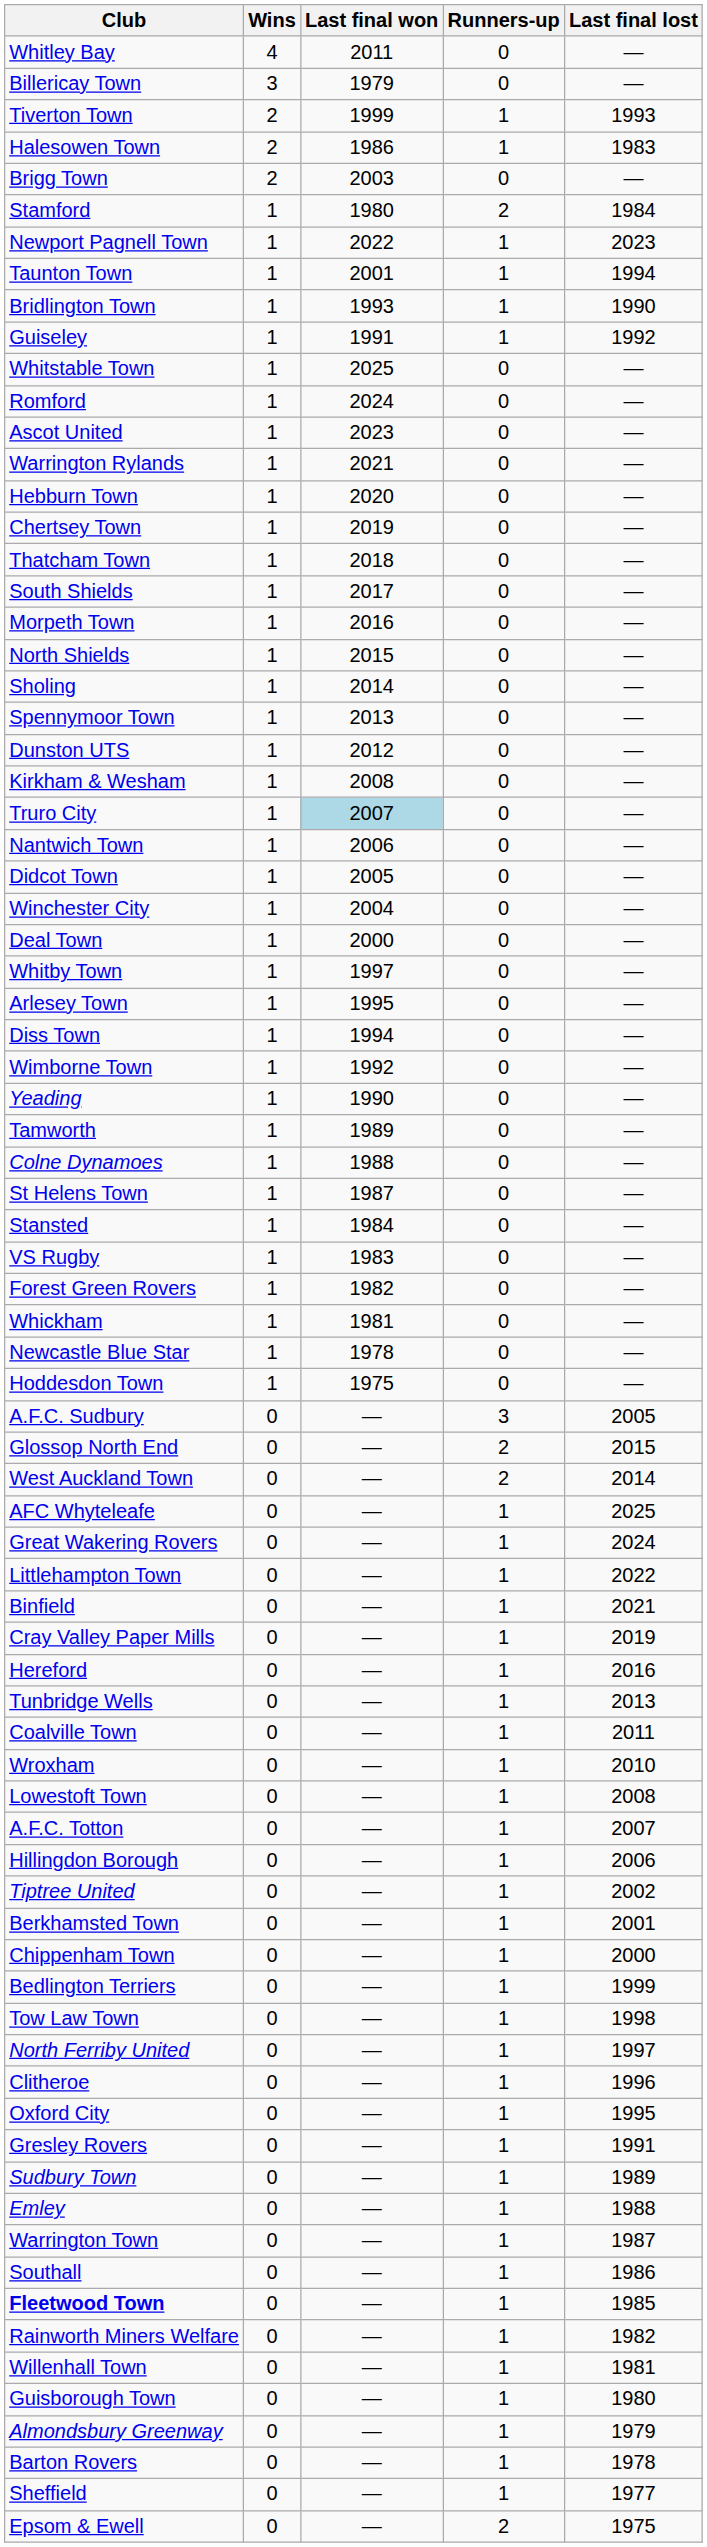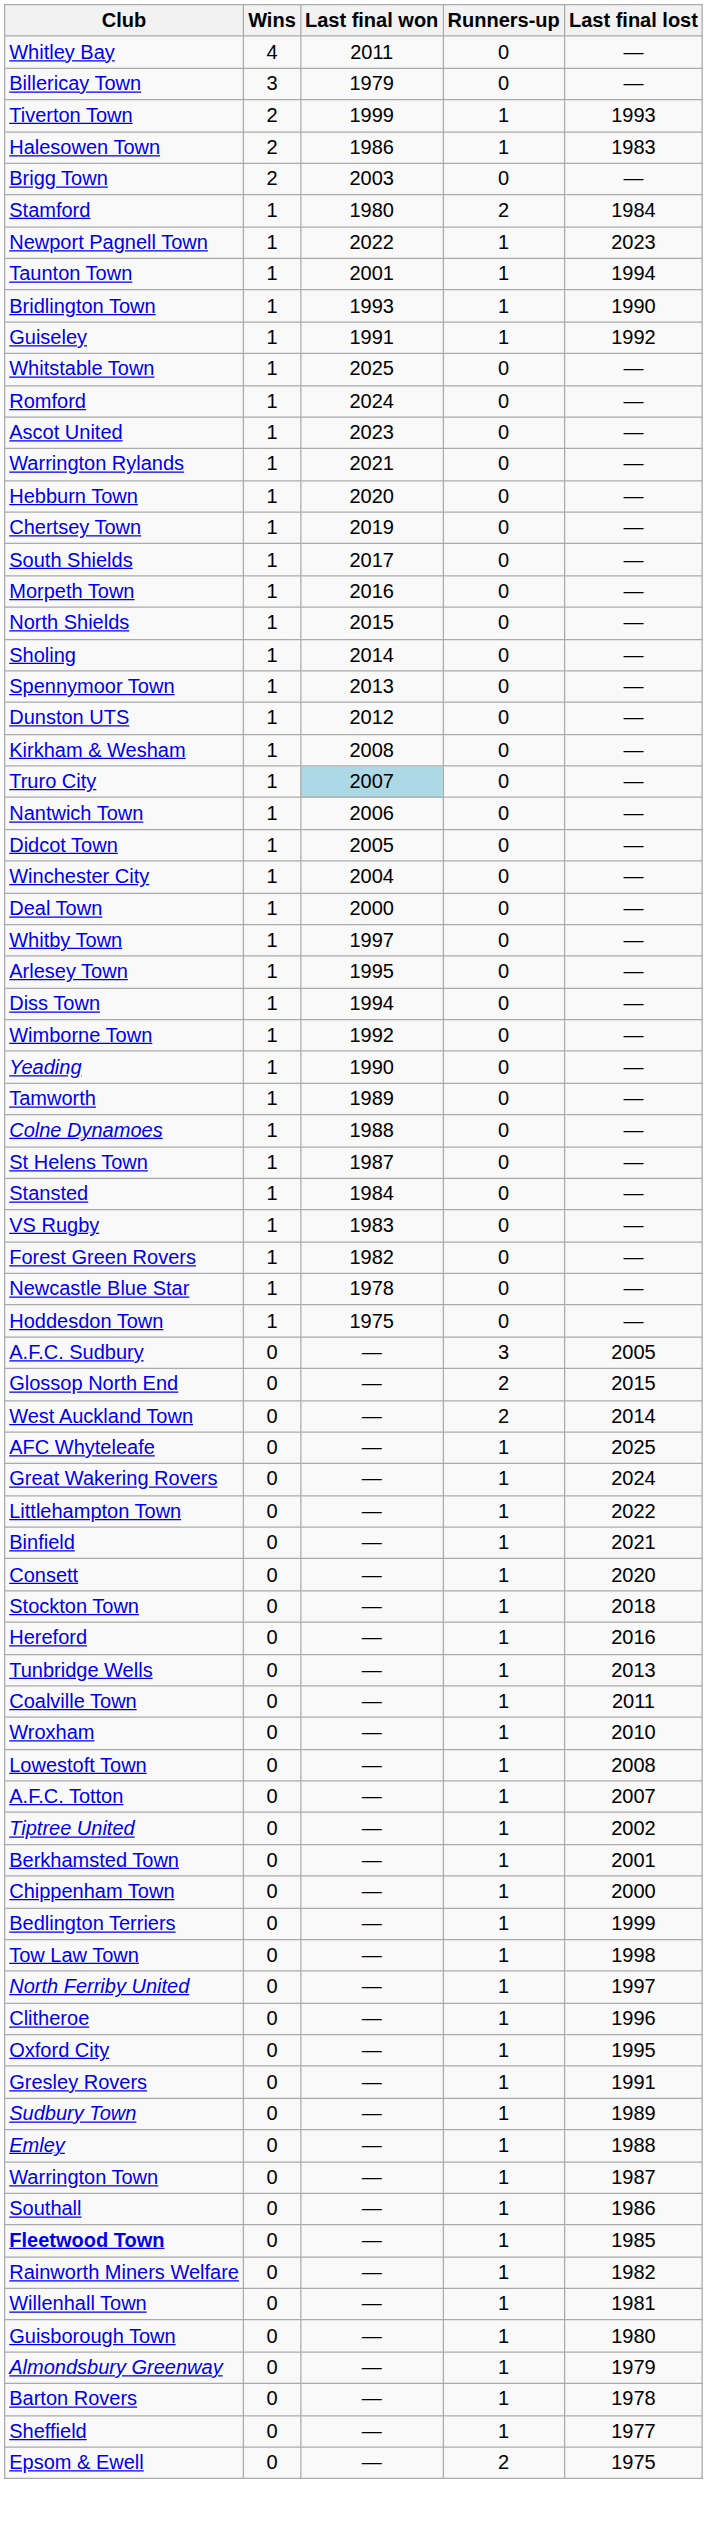- row: (80, 559)
- row: (56, 1320)
+ row: (44, 1574)
- row: (112, 1638)
+ row: (74, 1606)
- row: (94, 1860)
